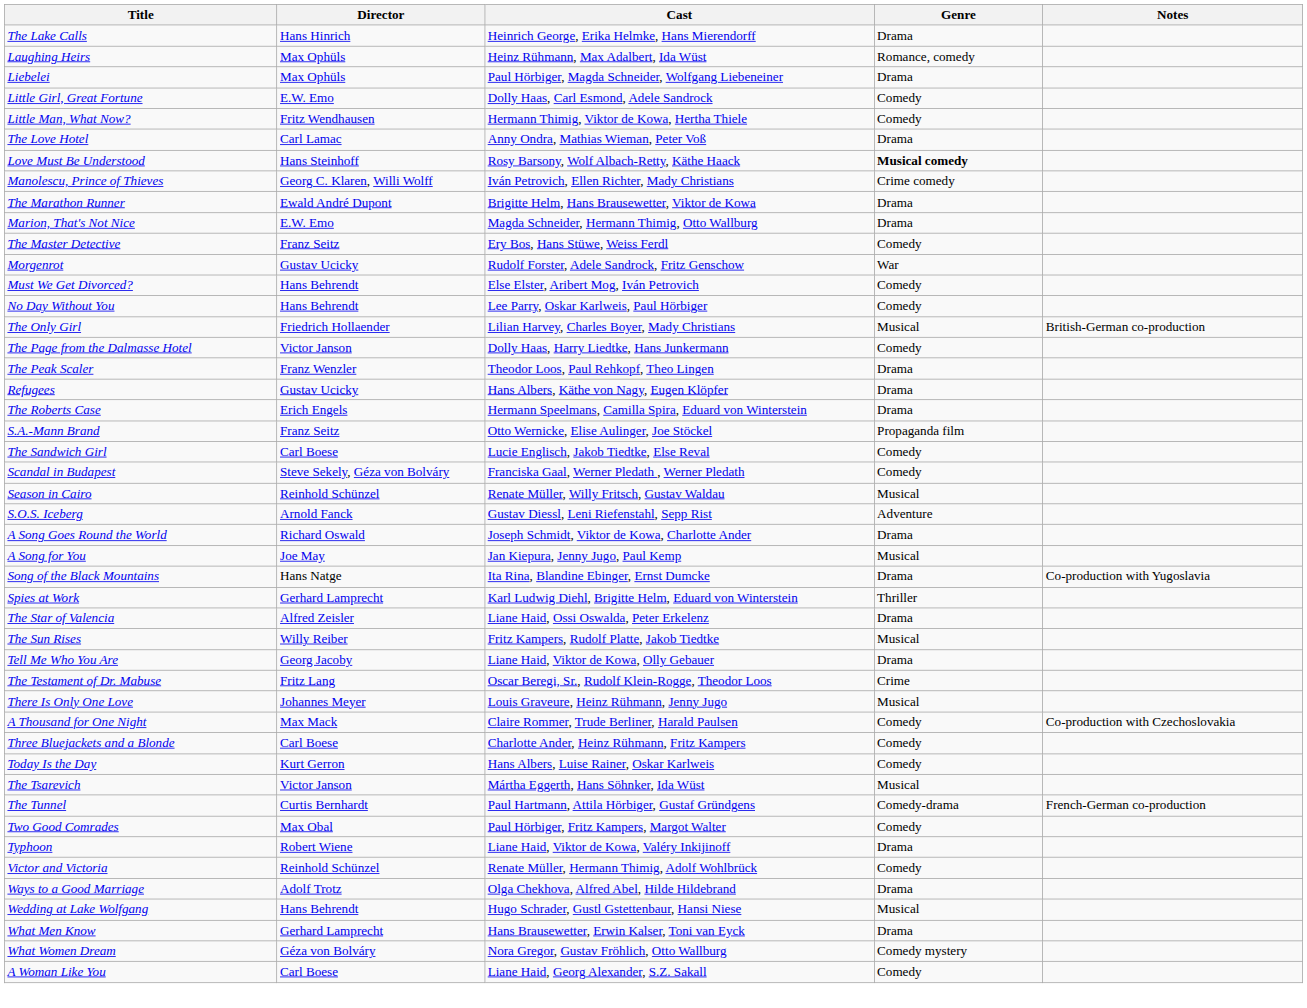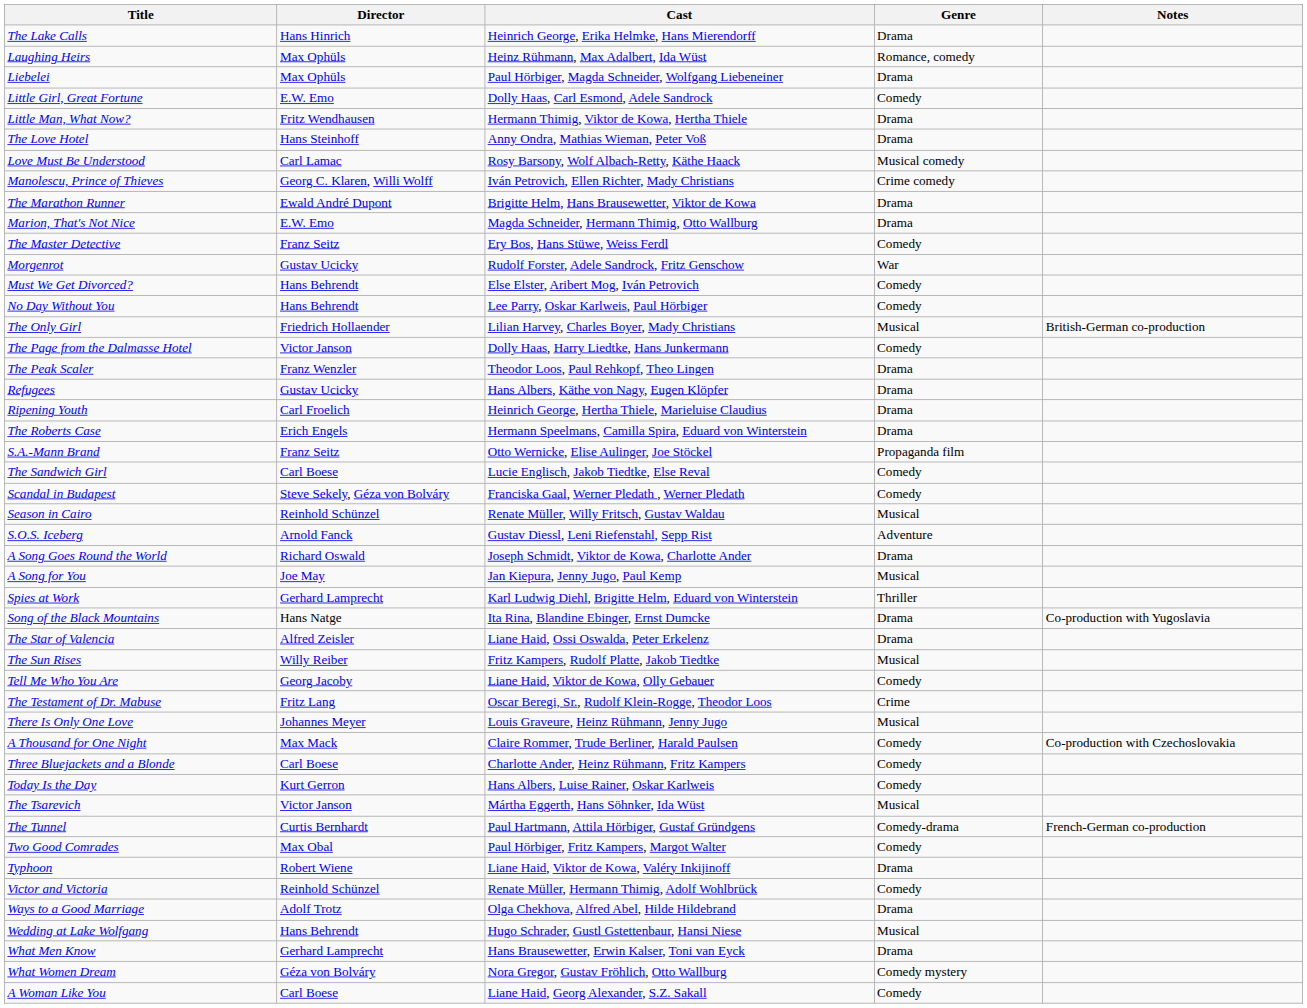(899, 118) Comedy -> (895, 118) Drama
(311, 139) Carl Lamac -> (319, 139) Hans Steinhoff
(319, 160) Hans Steinhoff -> (311, 160) Carl Lamac
(922, 160) bold -> (921, 160) normal
+ row: (47, 410)
rows swapped: (83, 576) <-> (43, 597)
(895, 659) Drama -> (899, 680) Comedy
